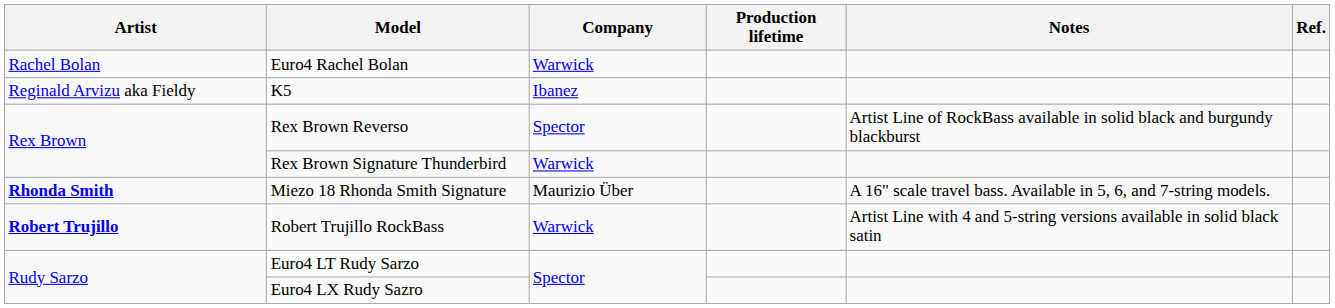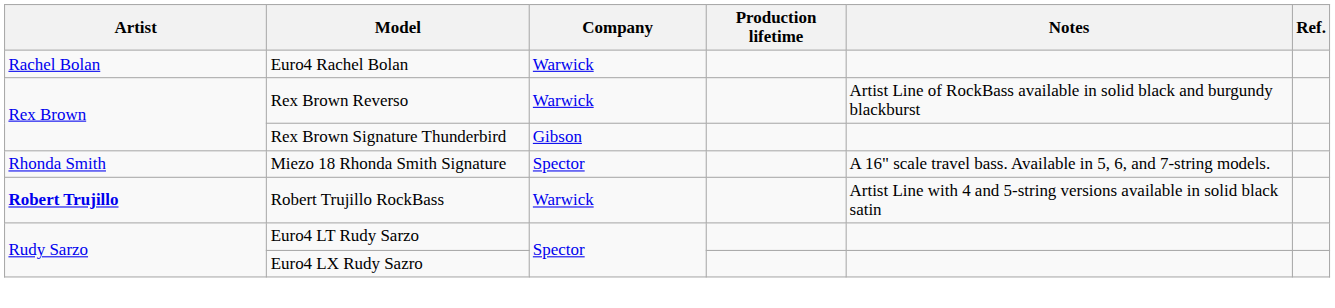- row: (281, 90)
(559, 127) Spector -> (563, 100) Warwick
(563, 163) Warwick -> (557, 136) Gibson
(61, 190) bold -> (57, 163) normal
(583, 190) Maurizio Über -> (559, 163) Spector
